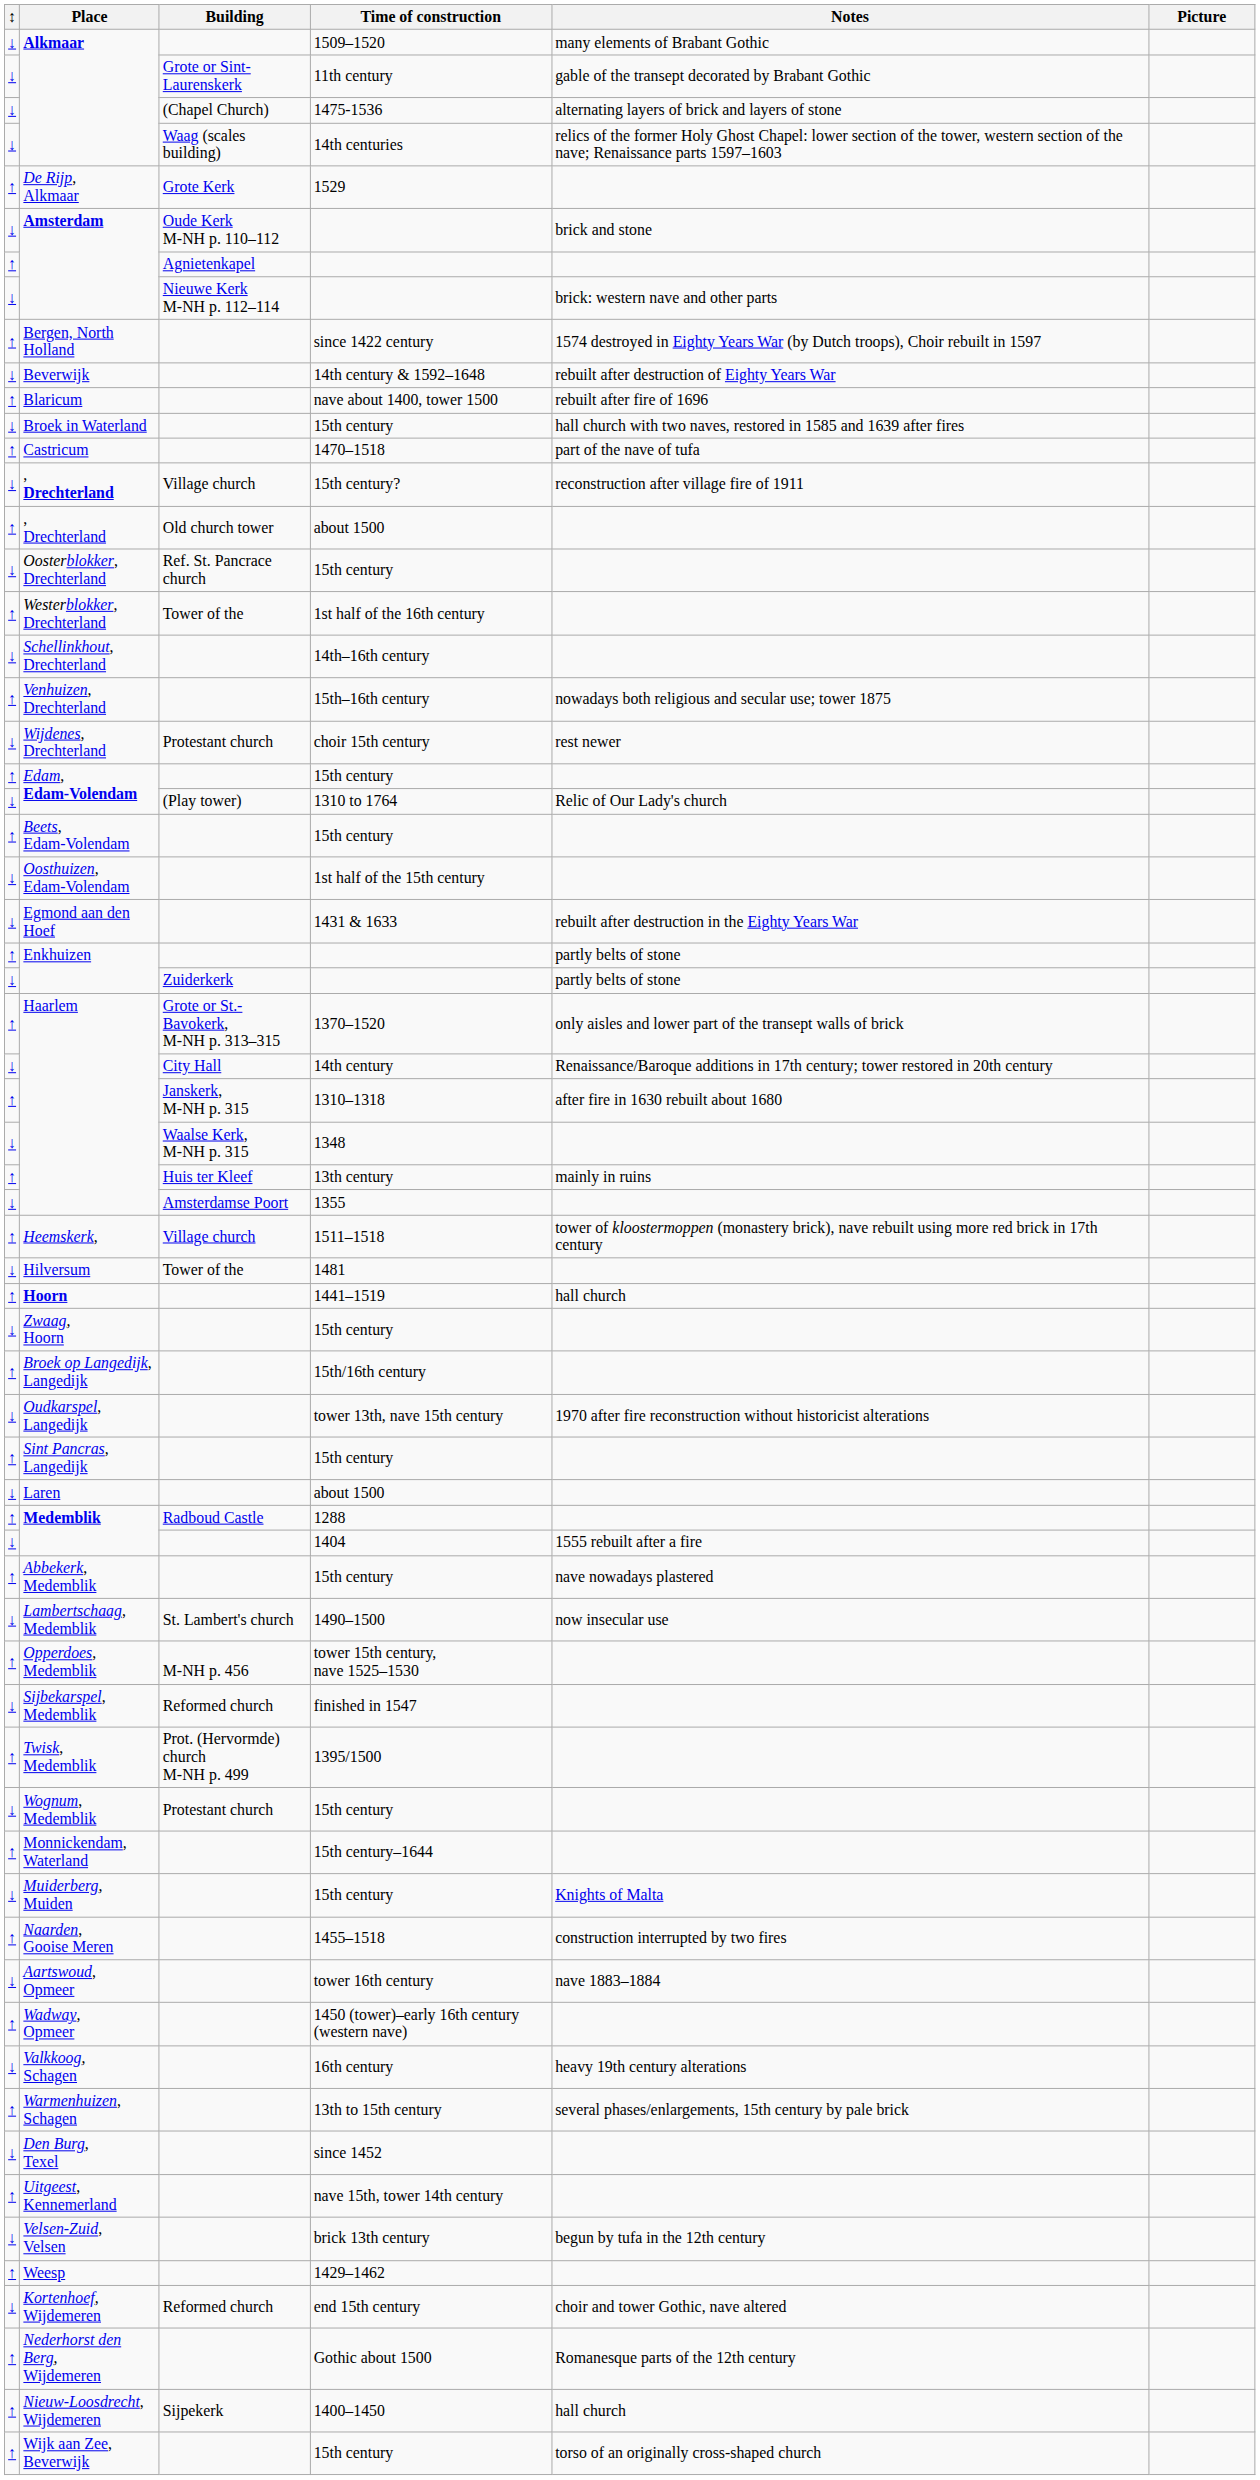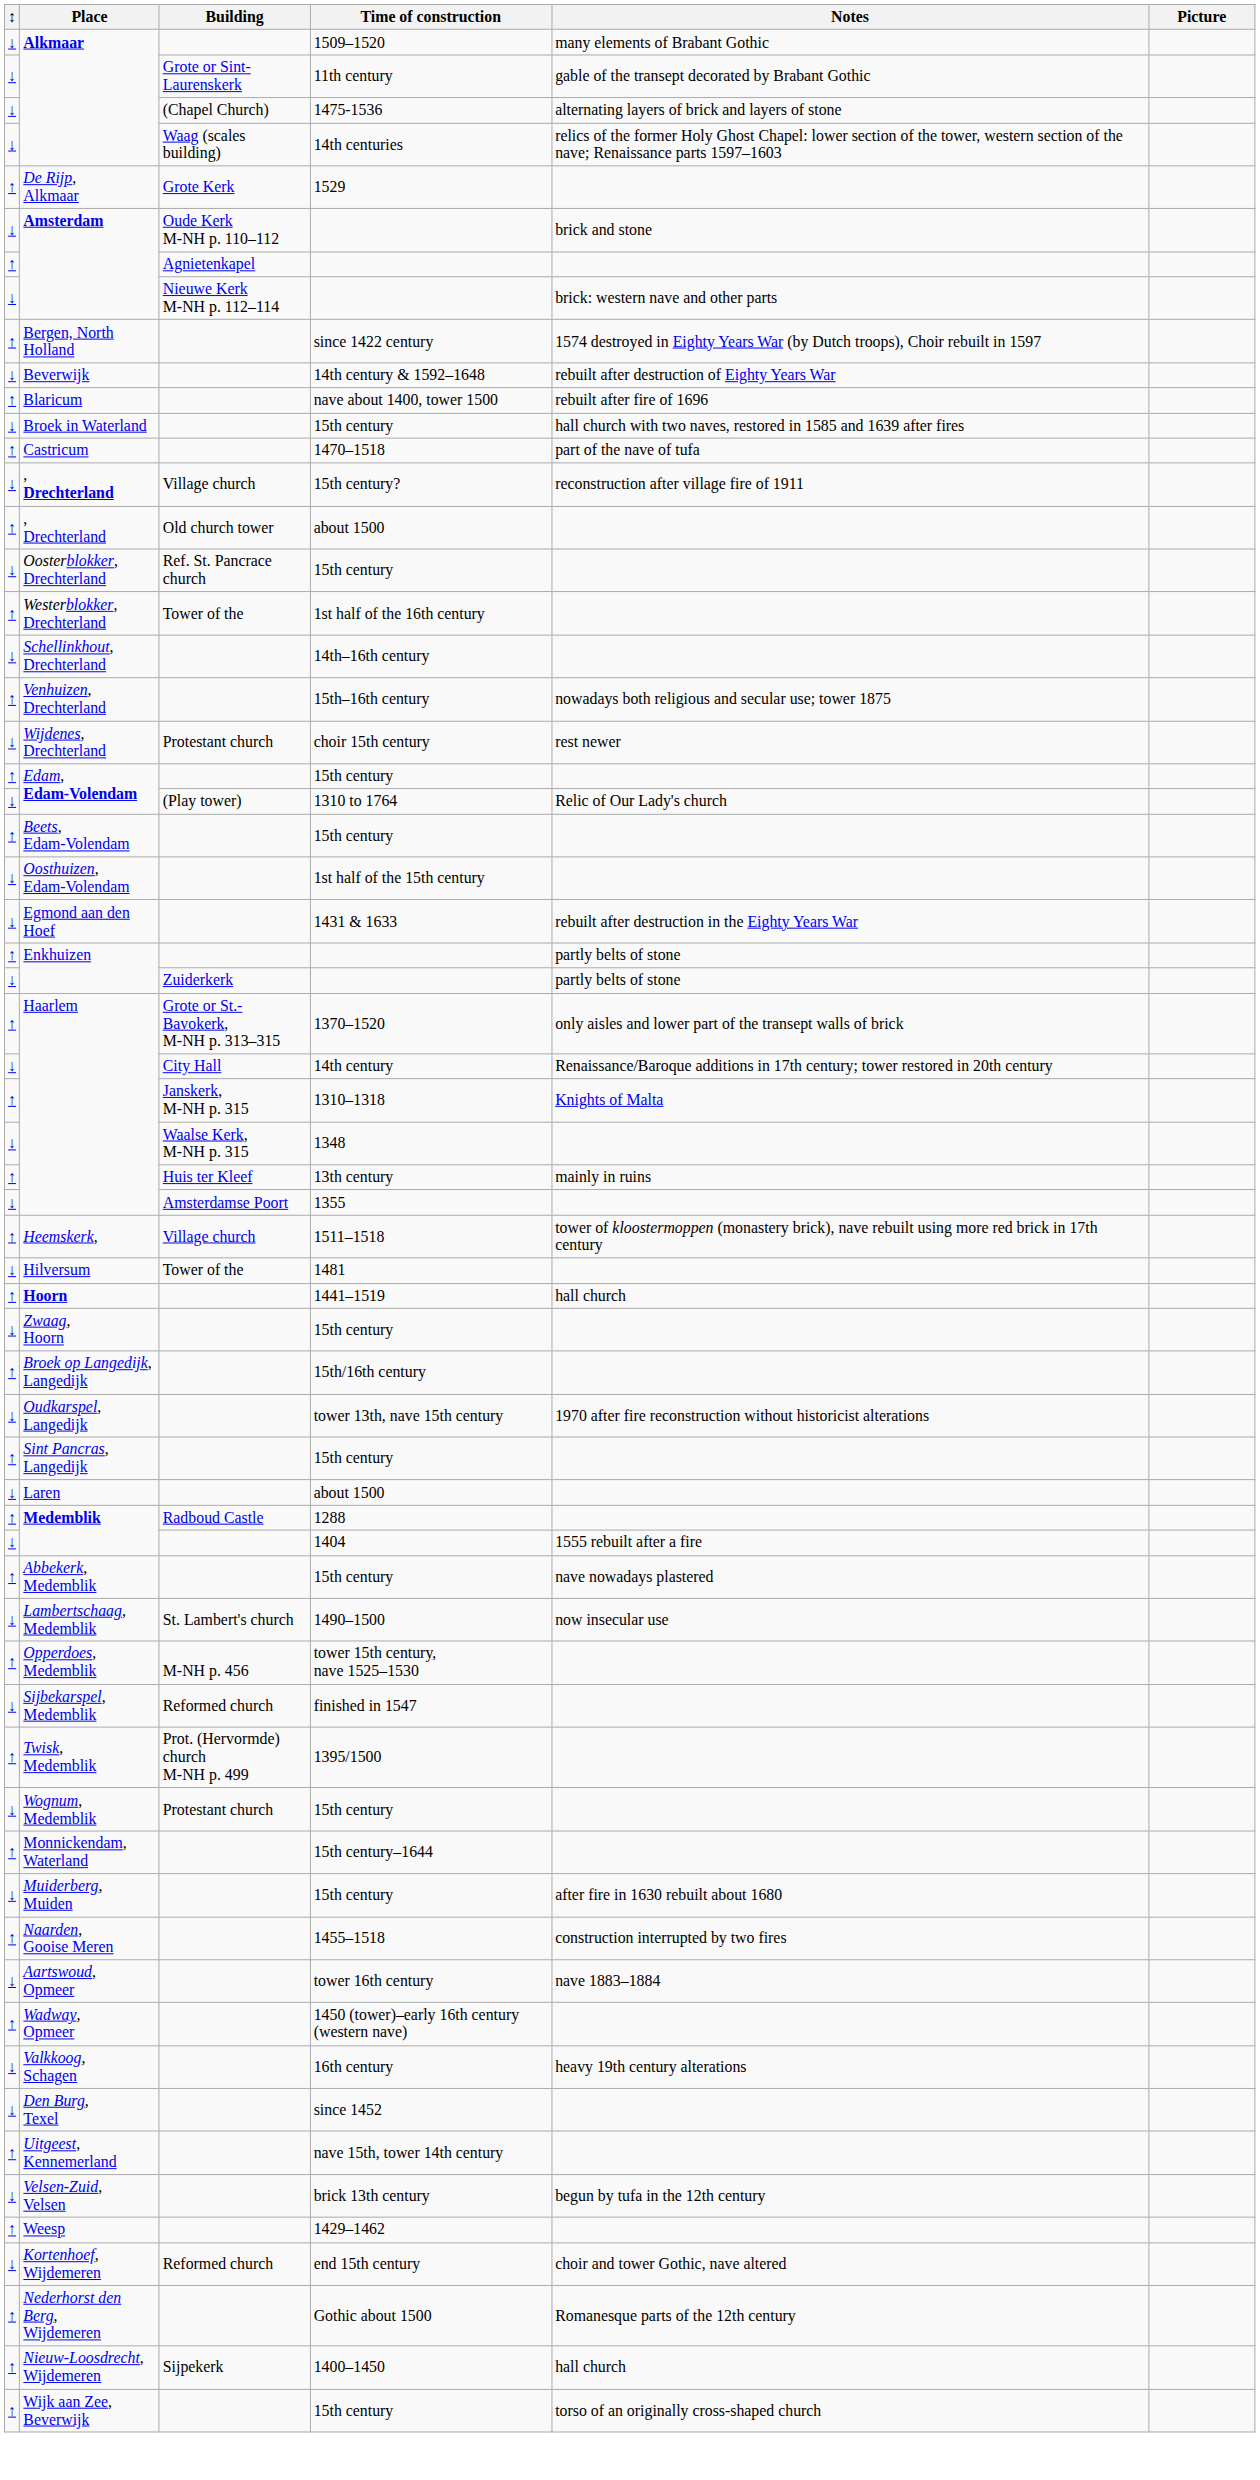(669, 1100) after fire in 1630 rebuilt about 1680 -> (609, 1100) Knights of Malta
(609, 1895) Knights of Malta -> (669, 1895) after fire in 1630 rebuilt about 1680
- row: (72, 2109)
